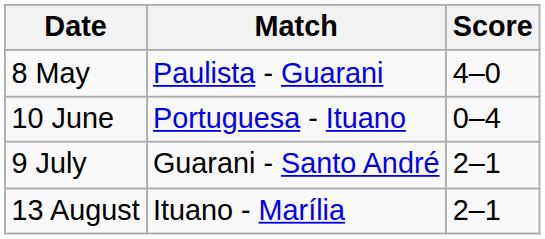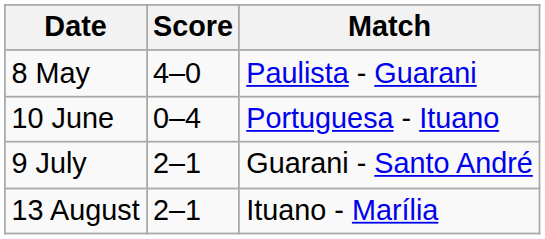columns swapped: (296, 27) <-> (493, 27)
